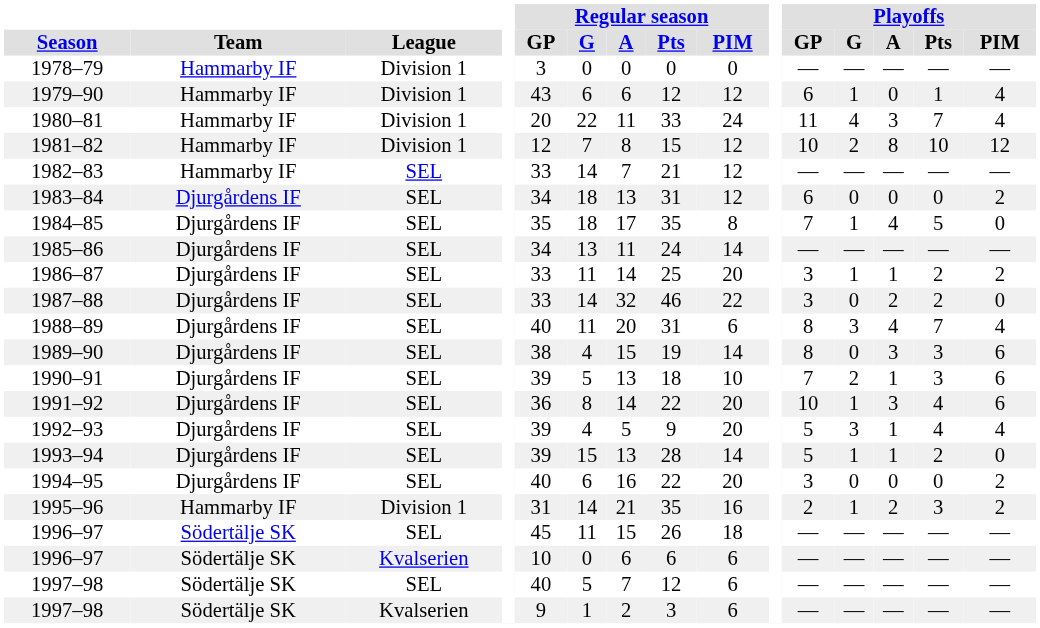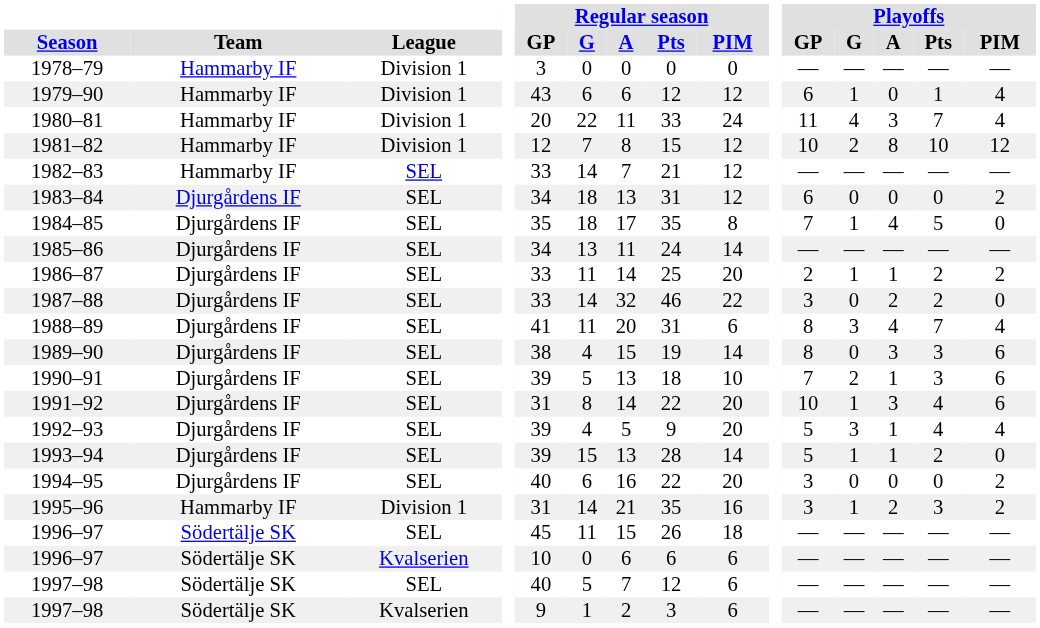(808, 274) 3 -> (808, 274) 2
(541, 326) 40 -> (541, 326) 41
(541, 403) 36 -> (541, 403) 31
(808, 506) 2 -> (808, 506) 3
